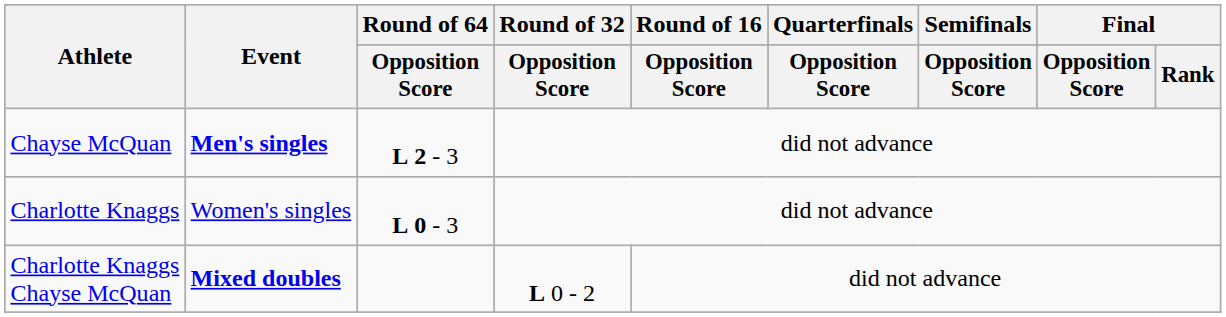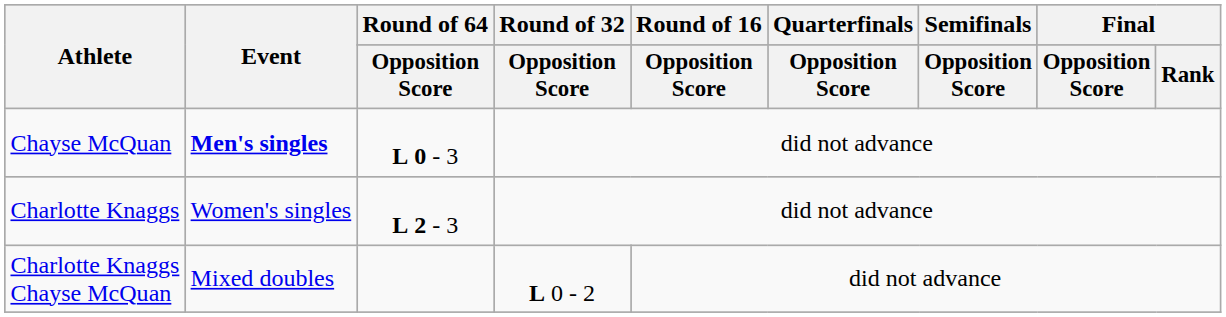(425, 157) L 2 - 3 -> (425, 157) L 0 - 3
(425, 225) L 0 - 3 -> (425, 225) L 2 - 3
(266, 278) bold -> (262, 278) normal
